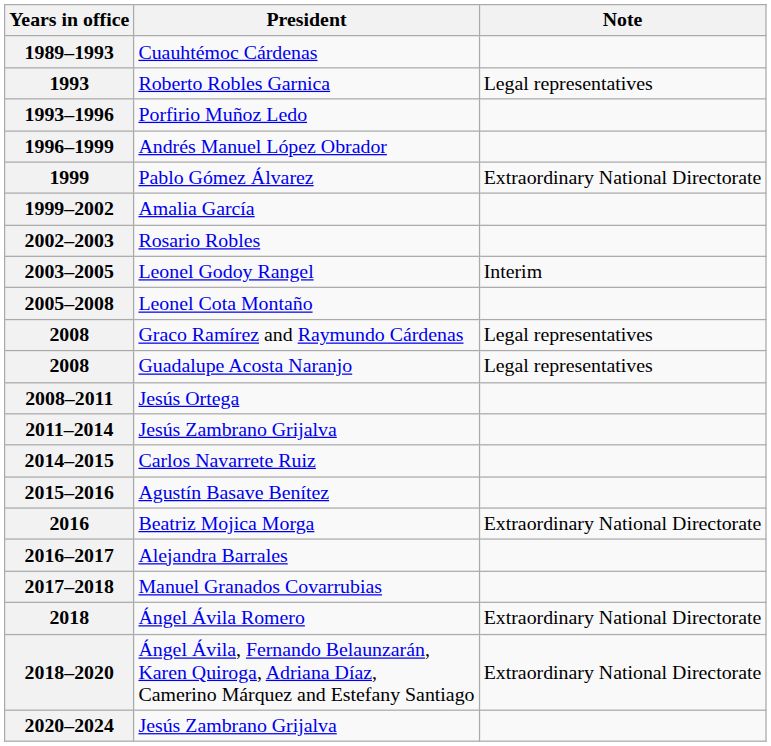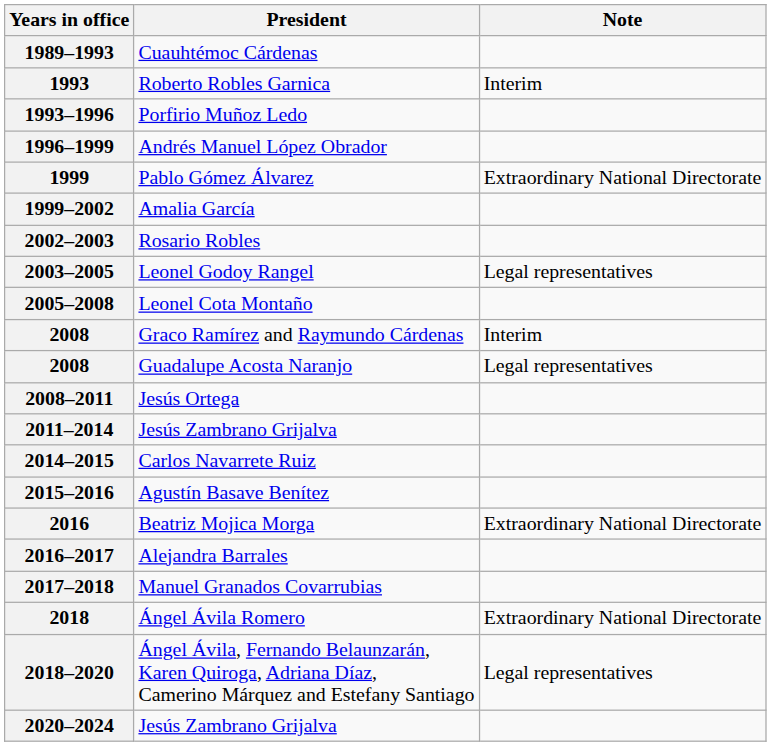(568, 83) Legal representatives -> (513, 83) Interim
(513, 271) Interim -> (568, 271) Legal representatives
(568, 334) Legal representatives -> (513, 334) Interim
(622, 671) Extraordinary National Directorate -> (568, 671) Legal representatives
